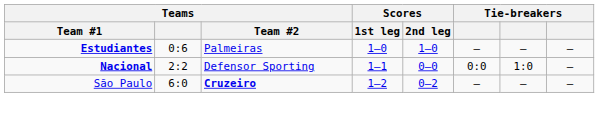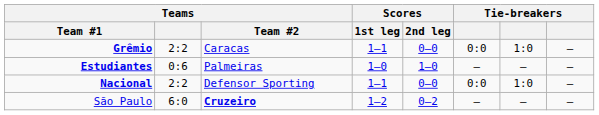+ row: (133, 48)
